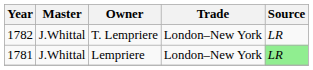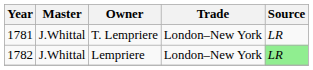(20, 34) 1782 -> (20, 34) 1781
(20, 55) 1781 -> (20, 55) 1782
